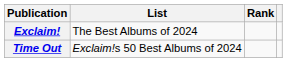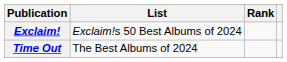(135, 31) The Best Albums of 2024 -> (157, 31) Exclaim!s 50 Best Albums of 2024
(157, 48) Exclaim!s 50 Best Albums of 2024 -> (135, 48) The Best Albums of 2024
